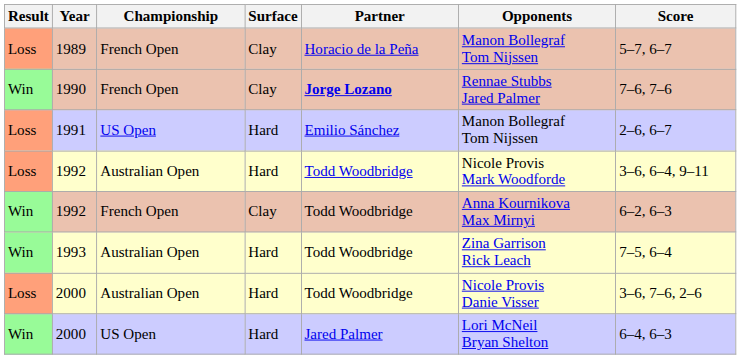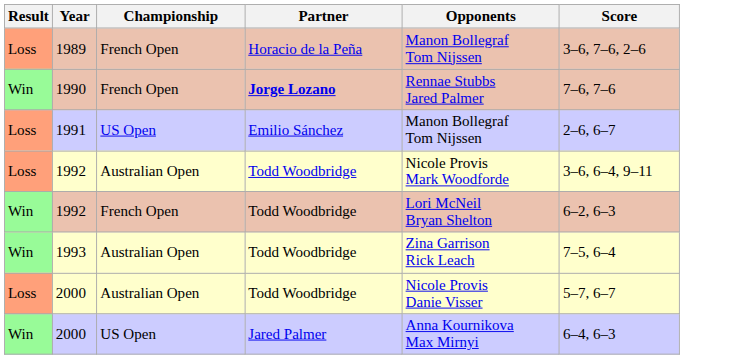- column: (273, 16)
(645, 48) 5–7, 6–7 -> (604, 48) 3–6, 7–6, 2–6
(516, 211) Anna Kournikova Max Mirnyi -> (449, 211) Lori McNeil Bryan Shelton
(661, 293) 3–6, 7–6, 2–6 -> (589, 293) 5–7, 6–7
(505, 334) Lori McNeil Bryan Shelton -> (460, 334) Anna Kournikova Max Mirnyi
